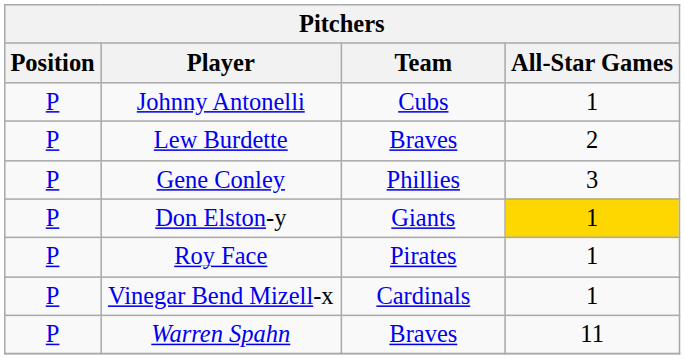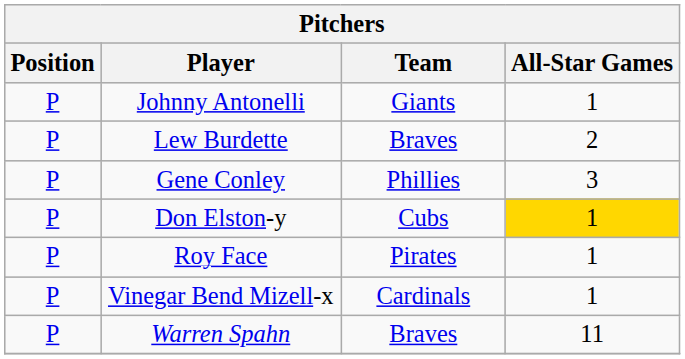(423, 101) Cubs -> (423, 101) Giants
(423, 218) Giants -> (423, 218) Cubs
